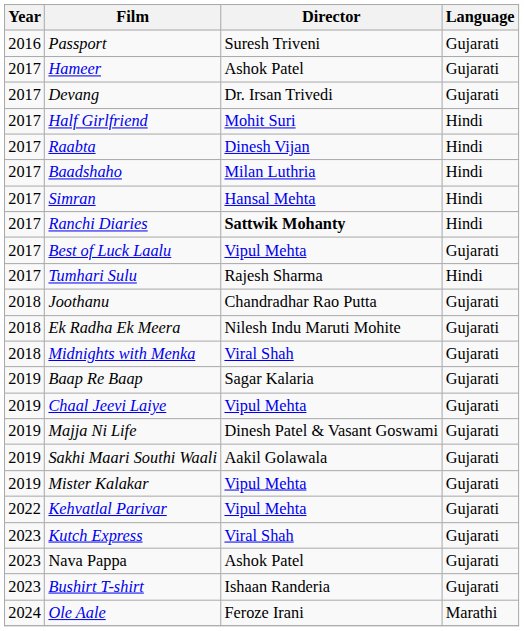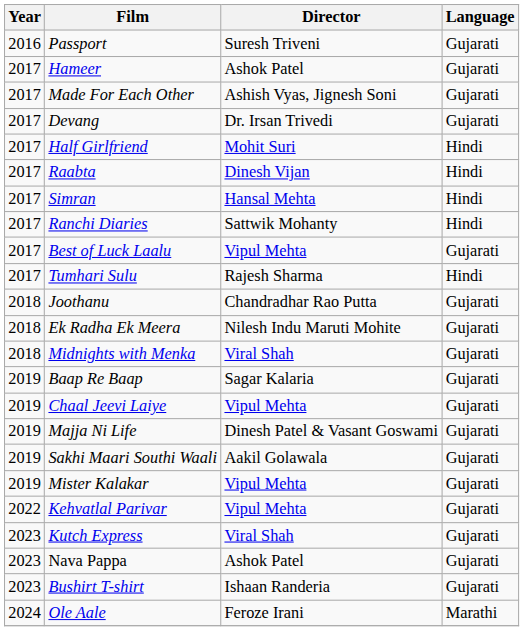+ row: (121, 95)
- row: (85, 172)
(285, 224) bold -> (281, 224) normal
